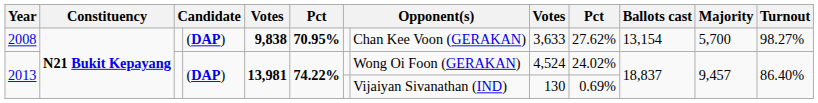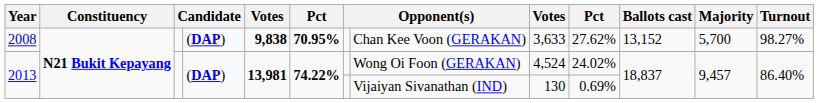(642, 39) 13,154 -> (642, 39) 13,152
